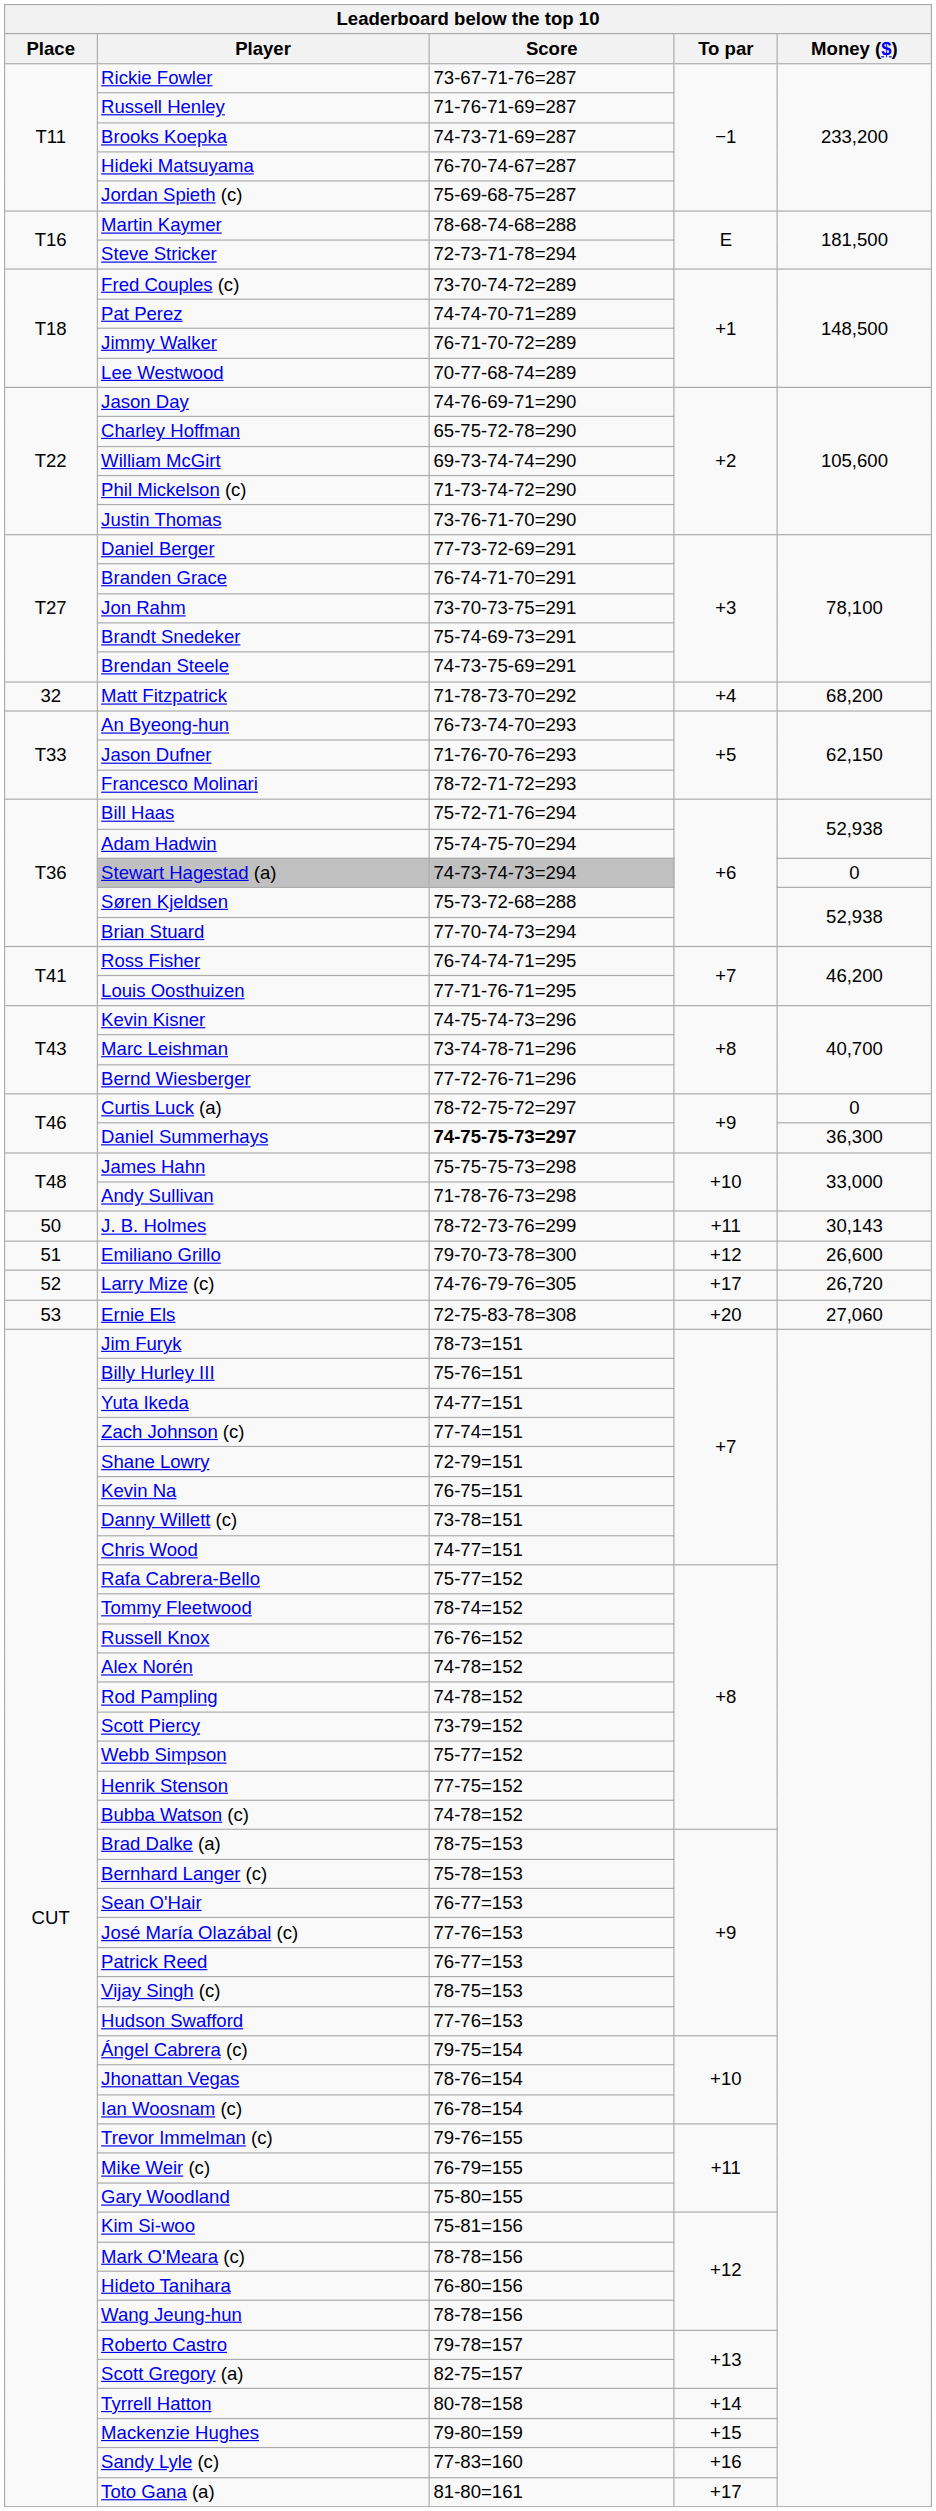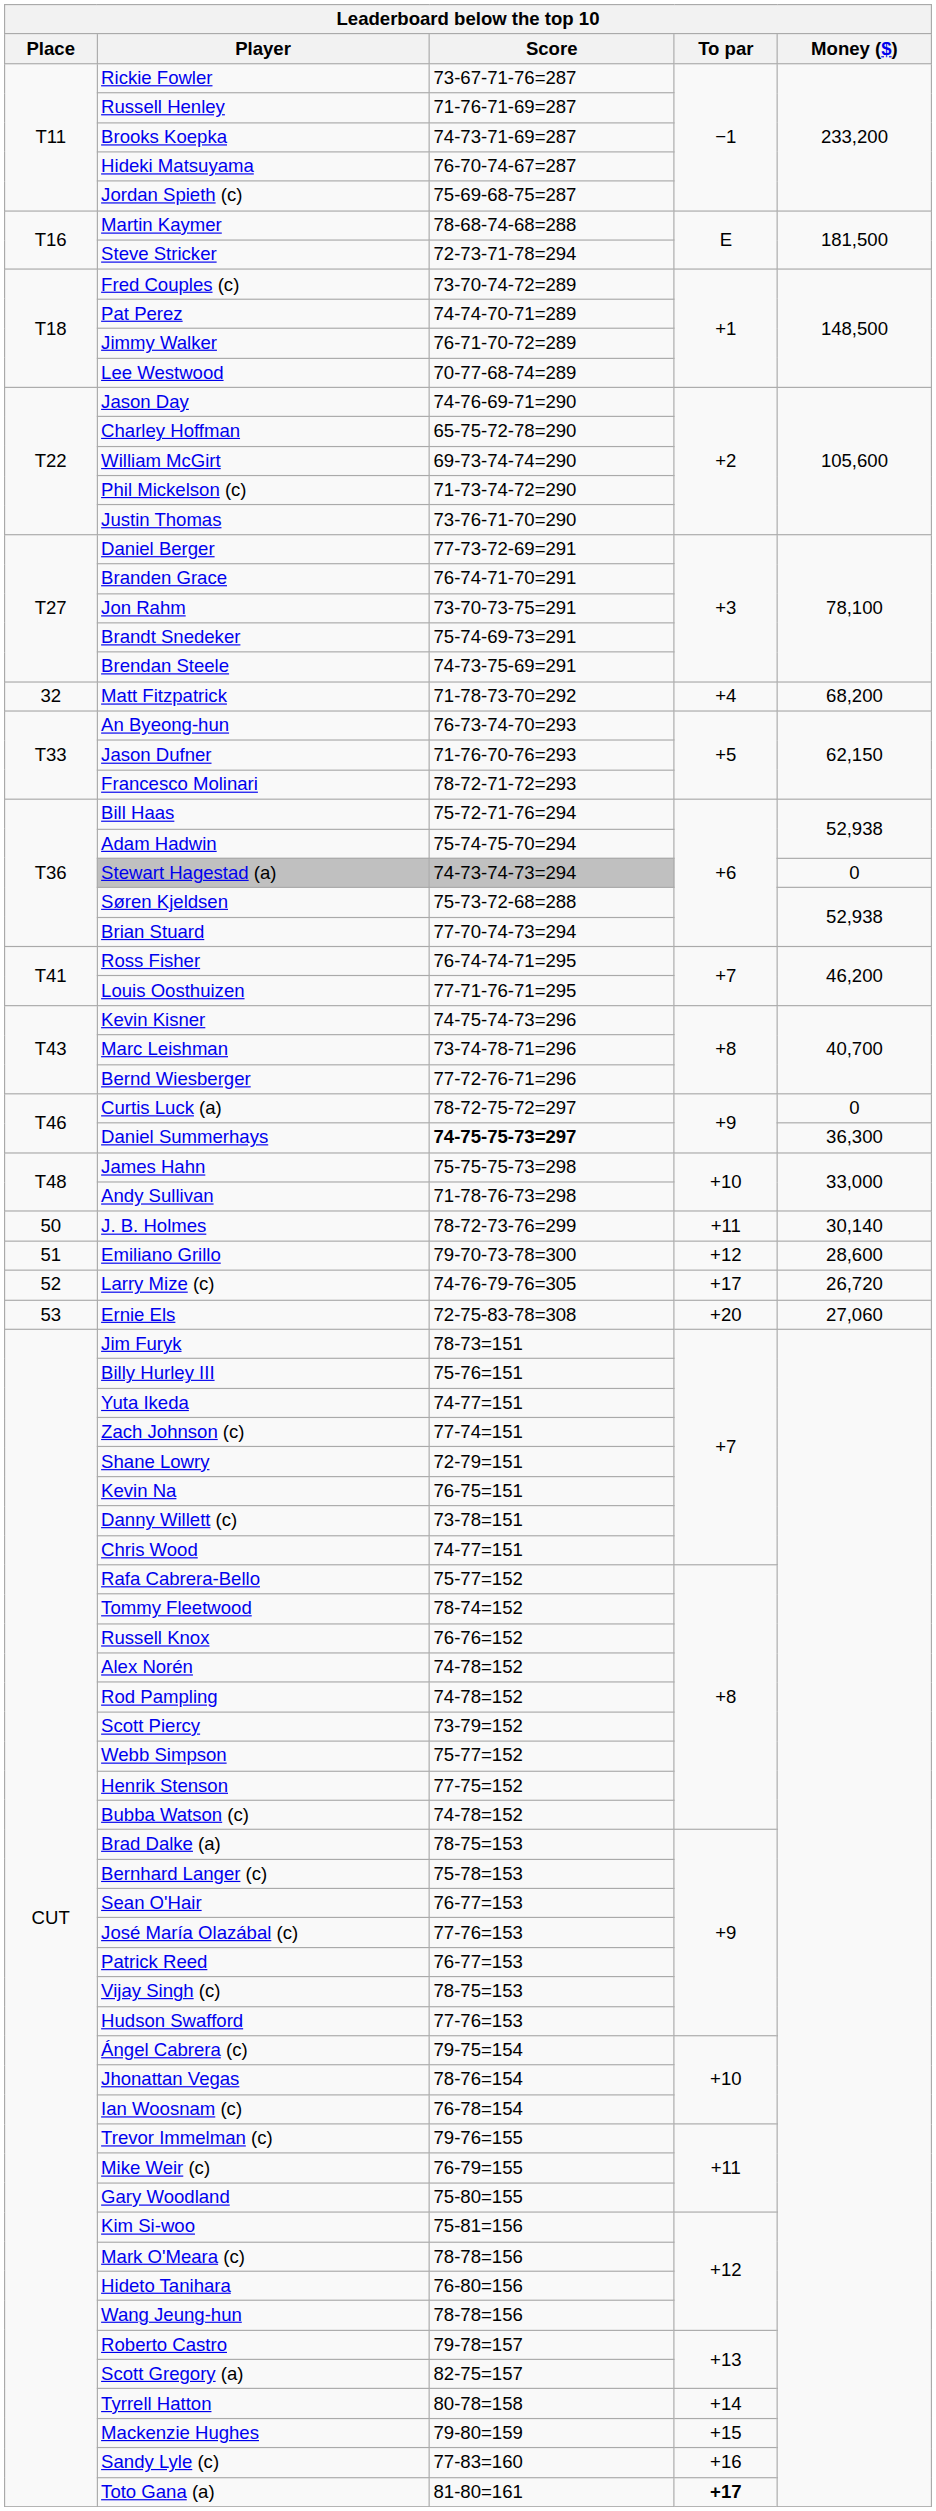(854, 1226) 30,143 -> (854, 1226) 30,140
(854, 1255) 26,600 -> (854, 1255) 28,600
(726, 2491) normal -> (726, 2491) bold
